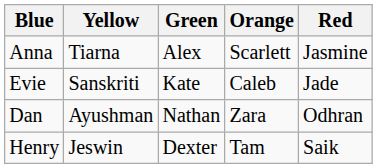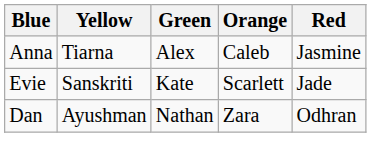(260, 52) Scarlett -> (246, 52) Caleb
(253, 83) Caleb -> (253, 83) Scarlett
- row: (34, 147)
